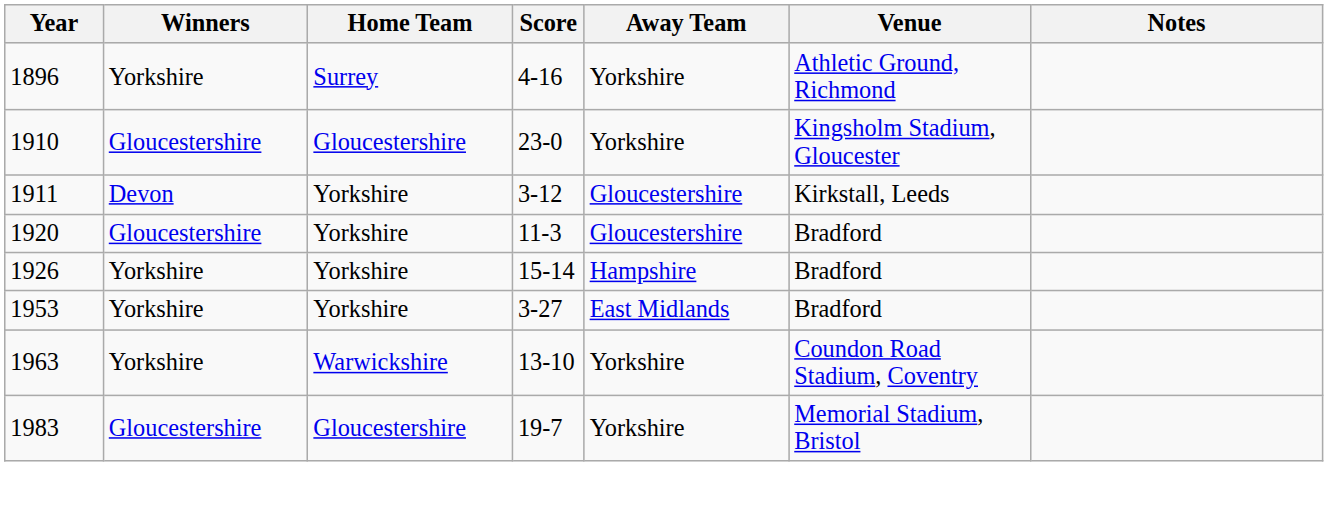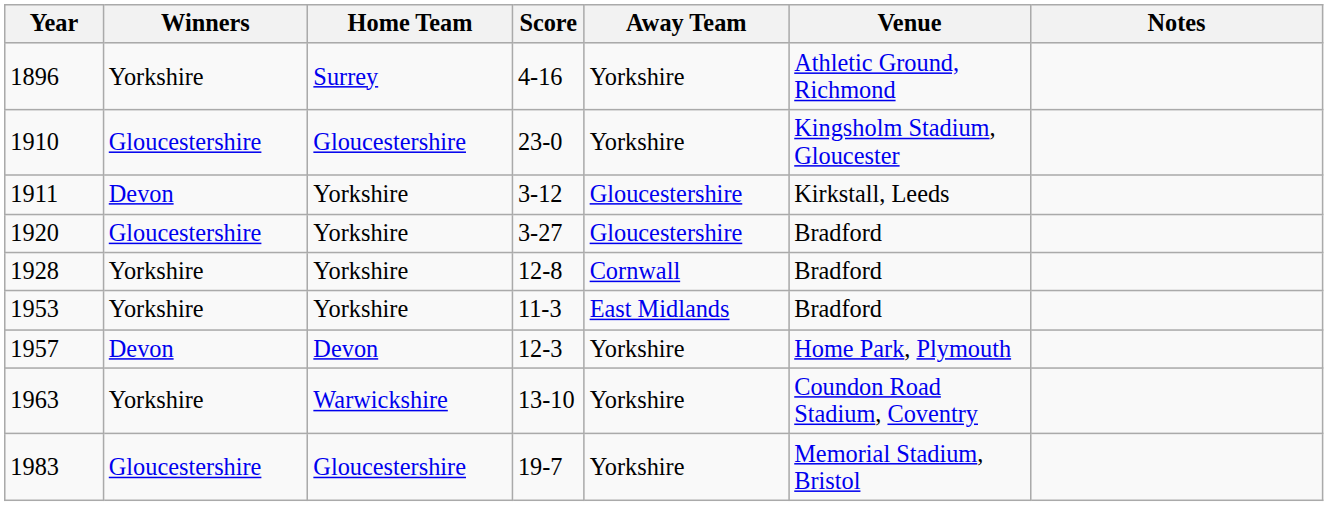(540, 232) 11-3 -> (540, 232) 3-27
- row: (35, 271)
+ row: (35, 271)
(540, 309) 3-27 -> (540, 309) 11-3
+ row: (35, 348)
